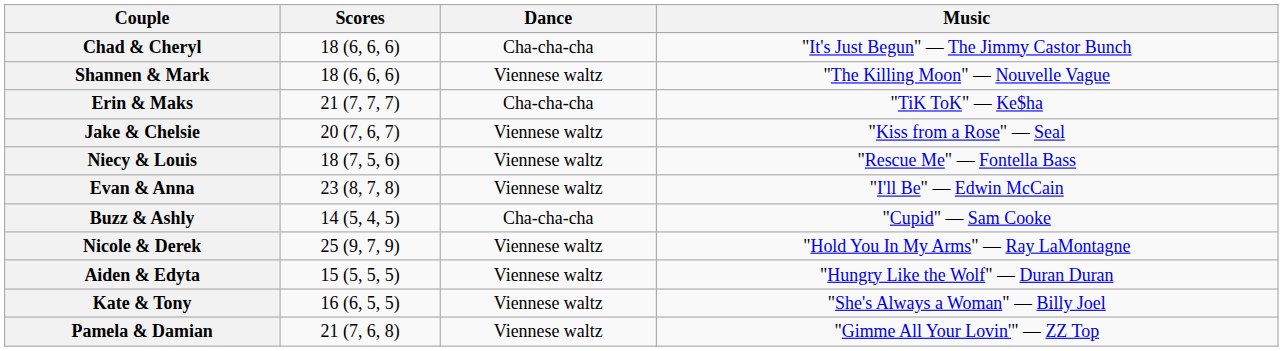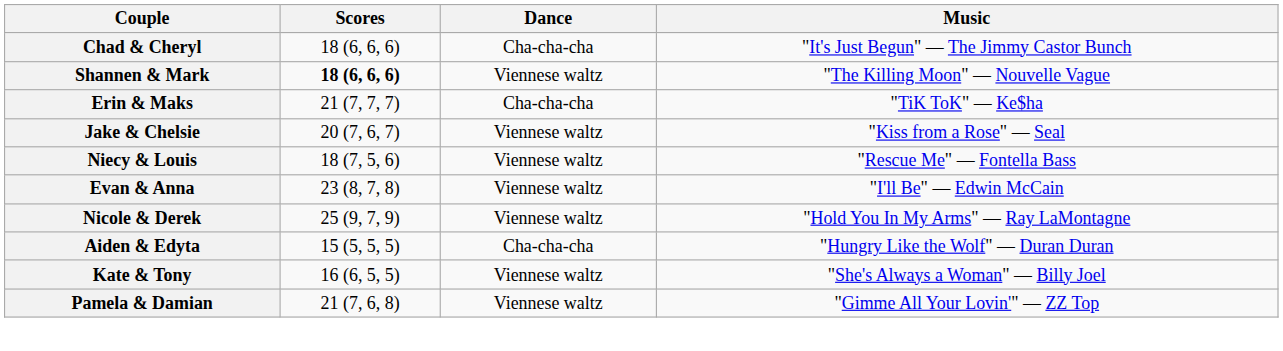(360, 75) normal -> (360, 75) bold
- row: (142, 217)
(548, 274) Viennese waltz -> (548, 246) Cha-cha-cha
